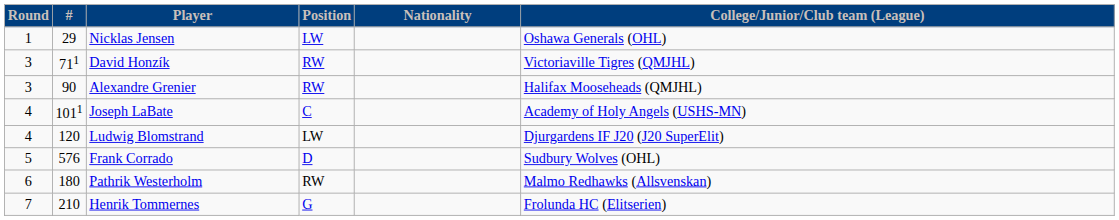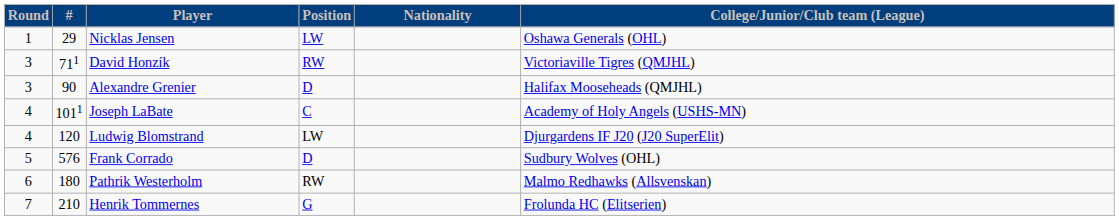(313, 87) RW -> (307, 87) D
